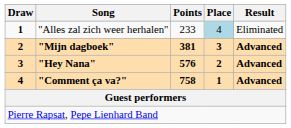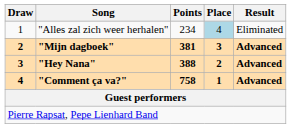(20, 30) bold -> (20, 30) normal
(188, 30) 233 -> (188, 30) 234
(188, 64) 576 -> (188, 64) 388
